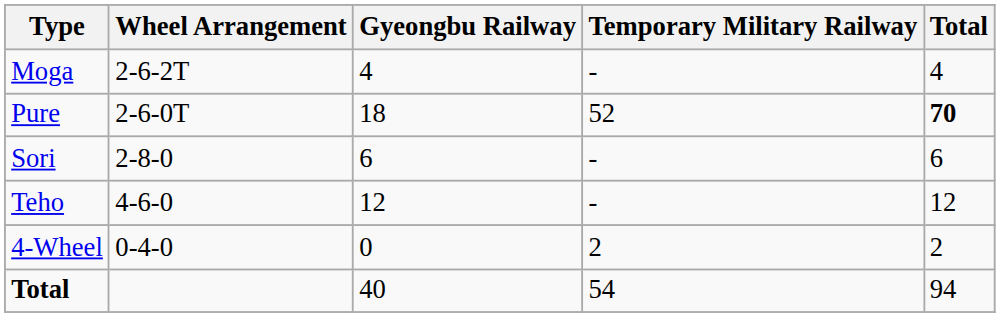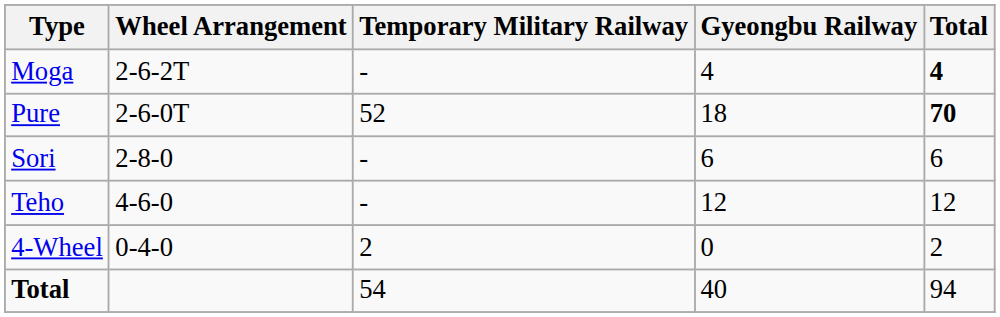columns swapped: (468, 26) <-> (753, 26)
(936, 70) normal -> (936, 70) bold
